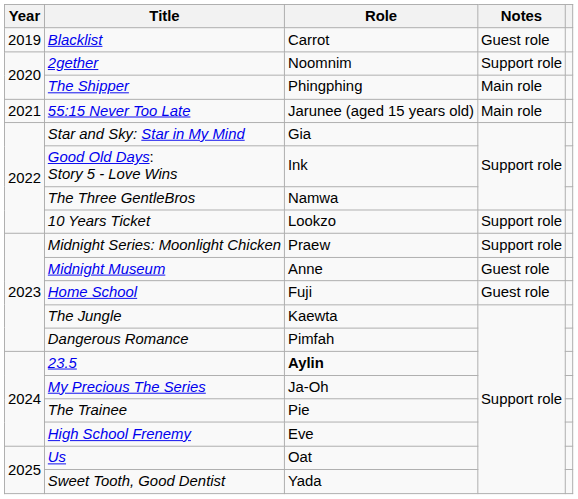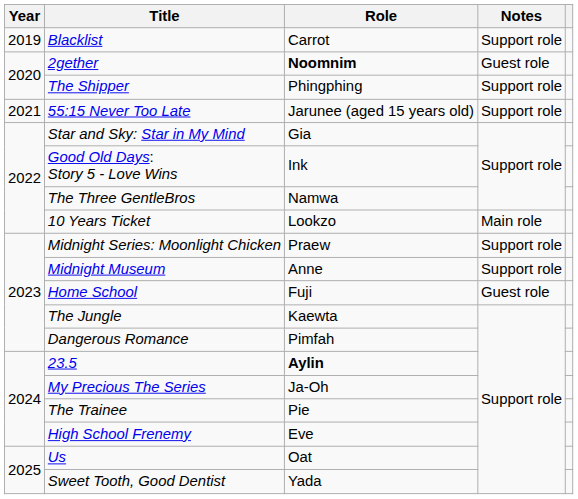(515, 39) Guest role -> (521, 39) Support role
(320, 63) normal -> (322, 63) bold
(521, 63) Support role -> (515, 63) Guest role
(512, 87) Main role -> (521, 87) Support role
(512, 110) Main role -> (521, 110) Support role
(521, 221) Support role -> (512, 221) Main role
(515, 269) Guest role -> (521, 269) Support role
